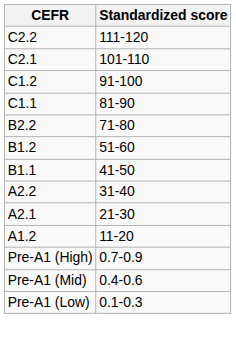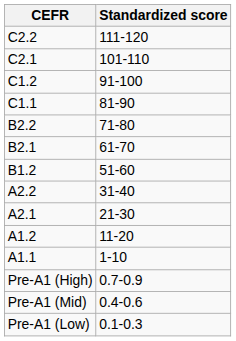+ row: (22, 147)
- row: (22, 170)
+ row: (22, 258)
